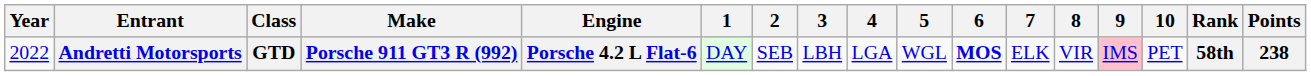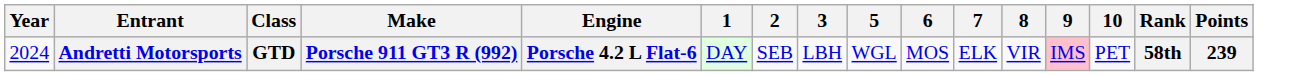- column: (872, 20)
(29, 53) 2022 -> (29, 53) 2024
(979, 53) bold -> (928, 53) normal
(1274, 53) 238 -> (1222, 53) 239
